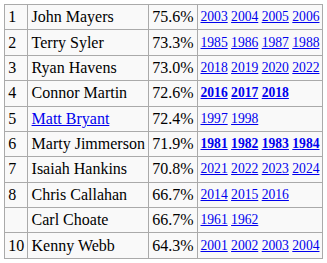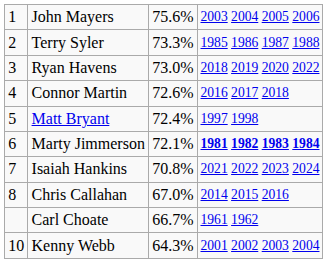(245, 93) bold -> (245, 93) normal
(173, 144) 71.9% -> (173, 144) 72.1%
(173, 194) 66.7% -> (173, 194) 67.0%
